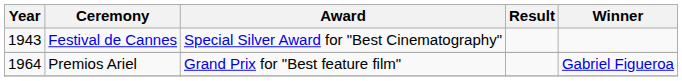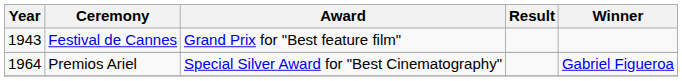(343, 40) Special Silver Award for "Best Cinematography" -> (293, 40) Grand Prix for "Best feature film"
(293, 64) Grand Prix for "Best feature film" -> (343, 64) Special Silver Award for "Best Cinematography"
